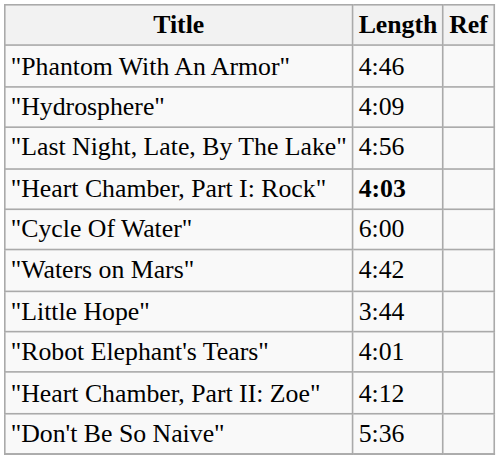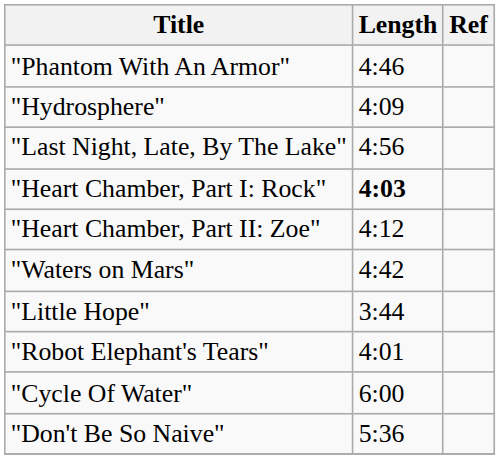rows swapped: (166, 392) <-> (102, 229)
